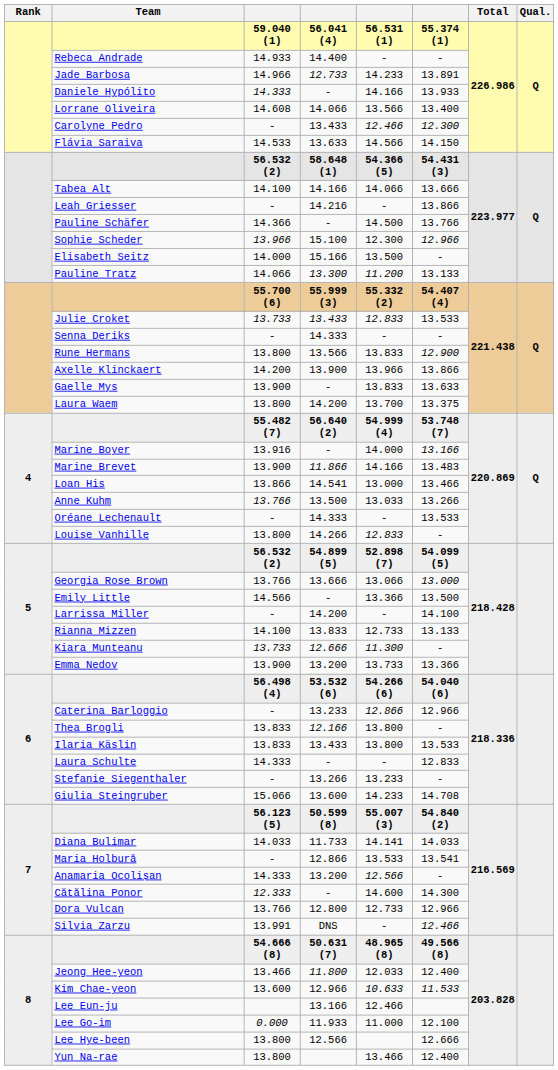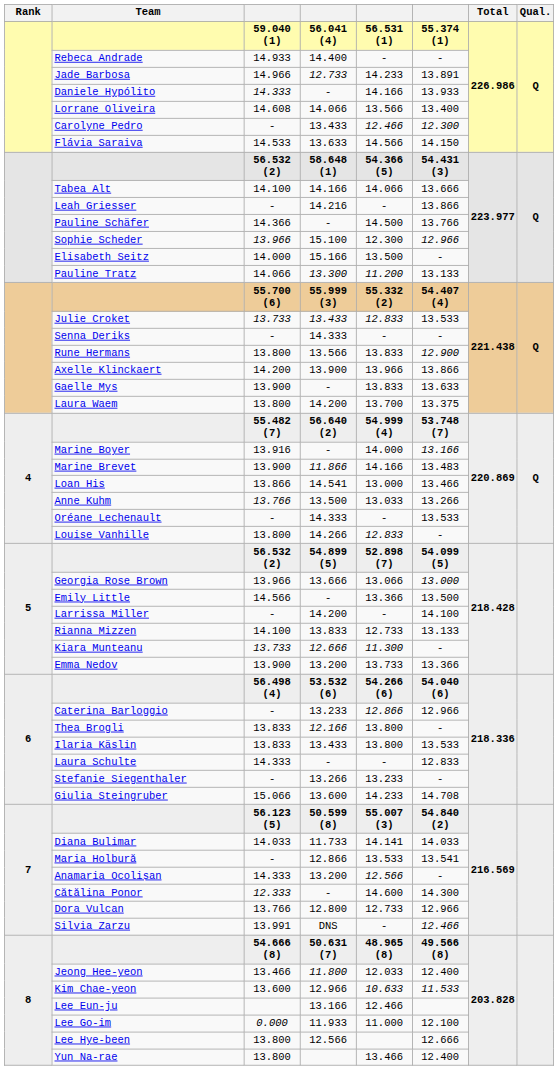(272, 581) 13.766 -> (272, 581) 13.966
